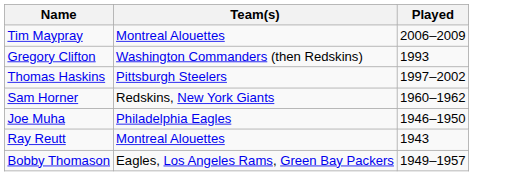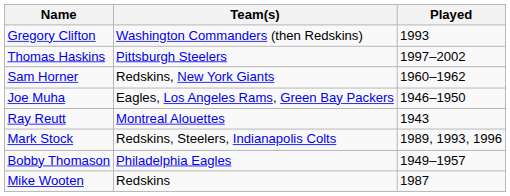- row: (45, 35)
(174, 118) Philadelphia Eagles -> (255, 98) Eagles, Los Angeles Rams, Green Bay Packers
+ row: (40, 139)
(255, 160) Eagles, Los Angeles Rams, Green Bay Packers -> (174, 160) Philadelphia Eagles
+ row: (46, 181)
